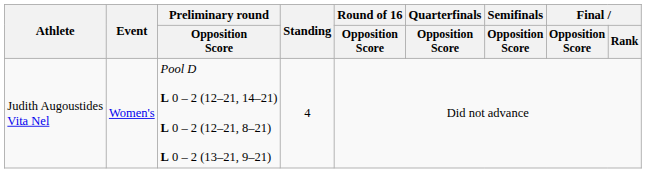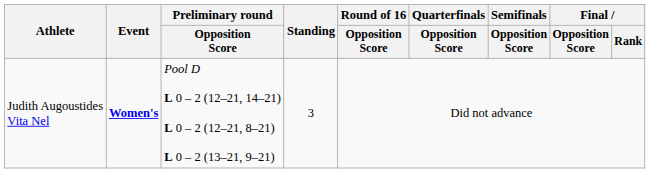(132, 113) normal -> (134, 113) bold
(307, 113) 4 -> (311, 113) 3
